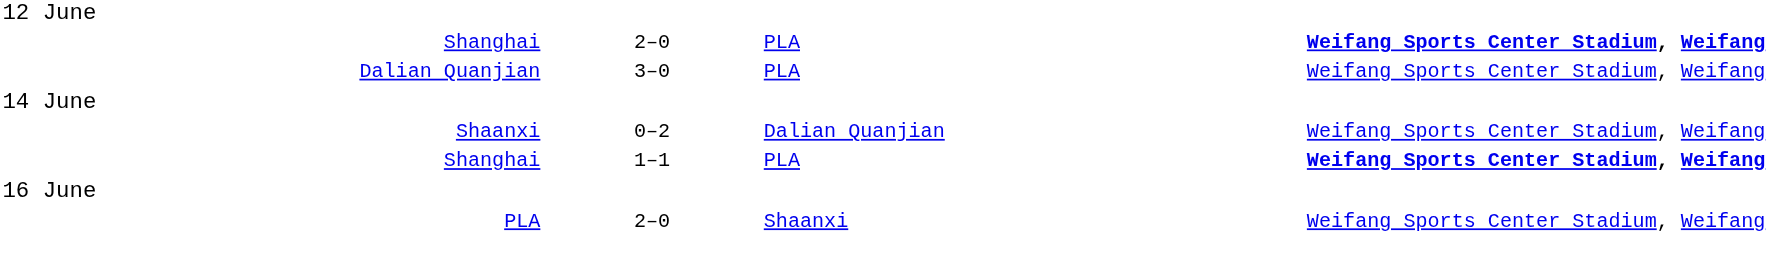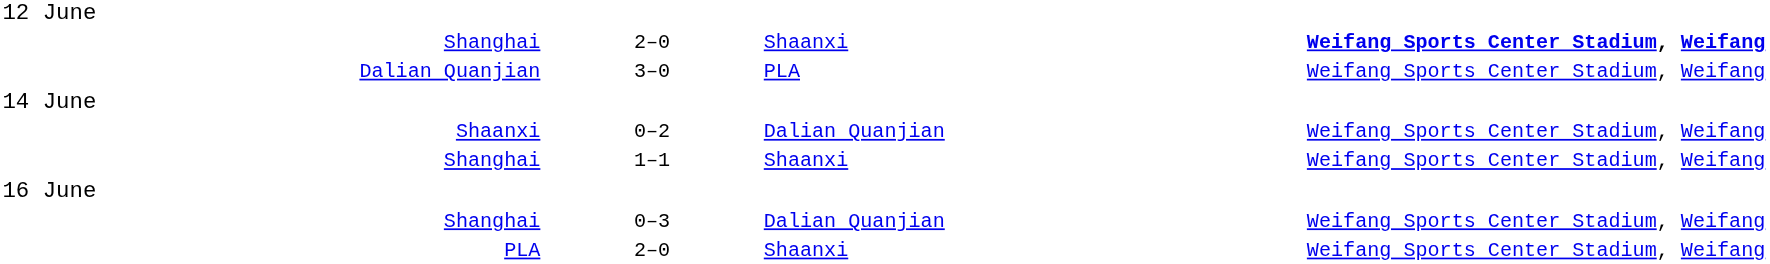(782, 43) PLA -> (806, 43) Shaanxi
(782, 161) PLA -> (806, 161) Shaanxi
(1536, 161) bold -> (1536, 161) normal
+ row: (492, 221)
